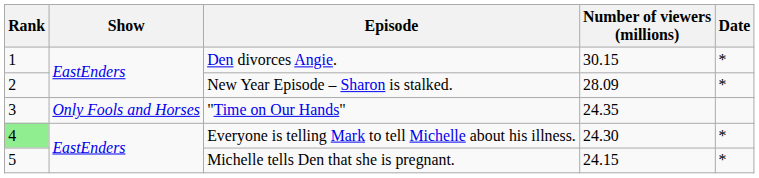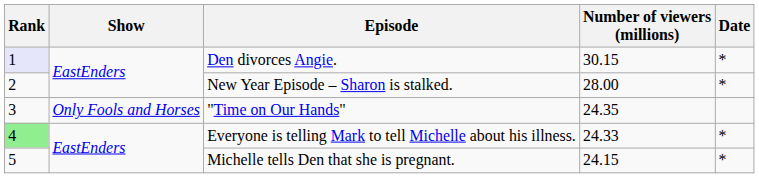(12, 60) no background -> (12, 60) lavender background
(601, 85) 28.09 -> (601, 85) 28.00
(601, 135) 24.30 -> (601, 135) 24.33
